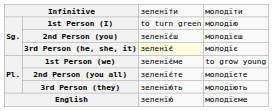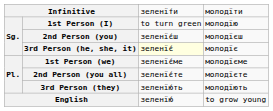(236, 62) to grow young -> (226, 62) молодїєме
(226, 100) молодїєме -> (236, 100) to grow young
